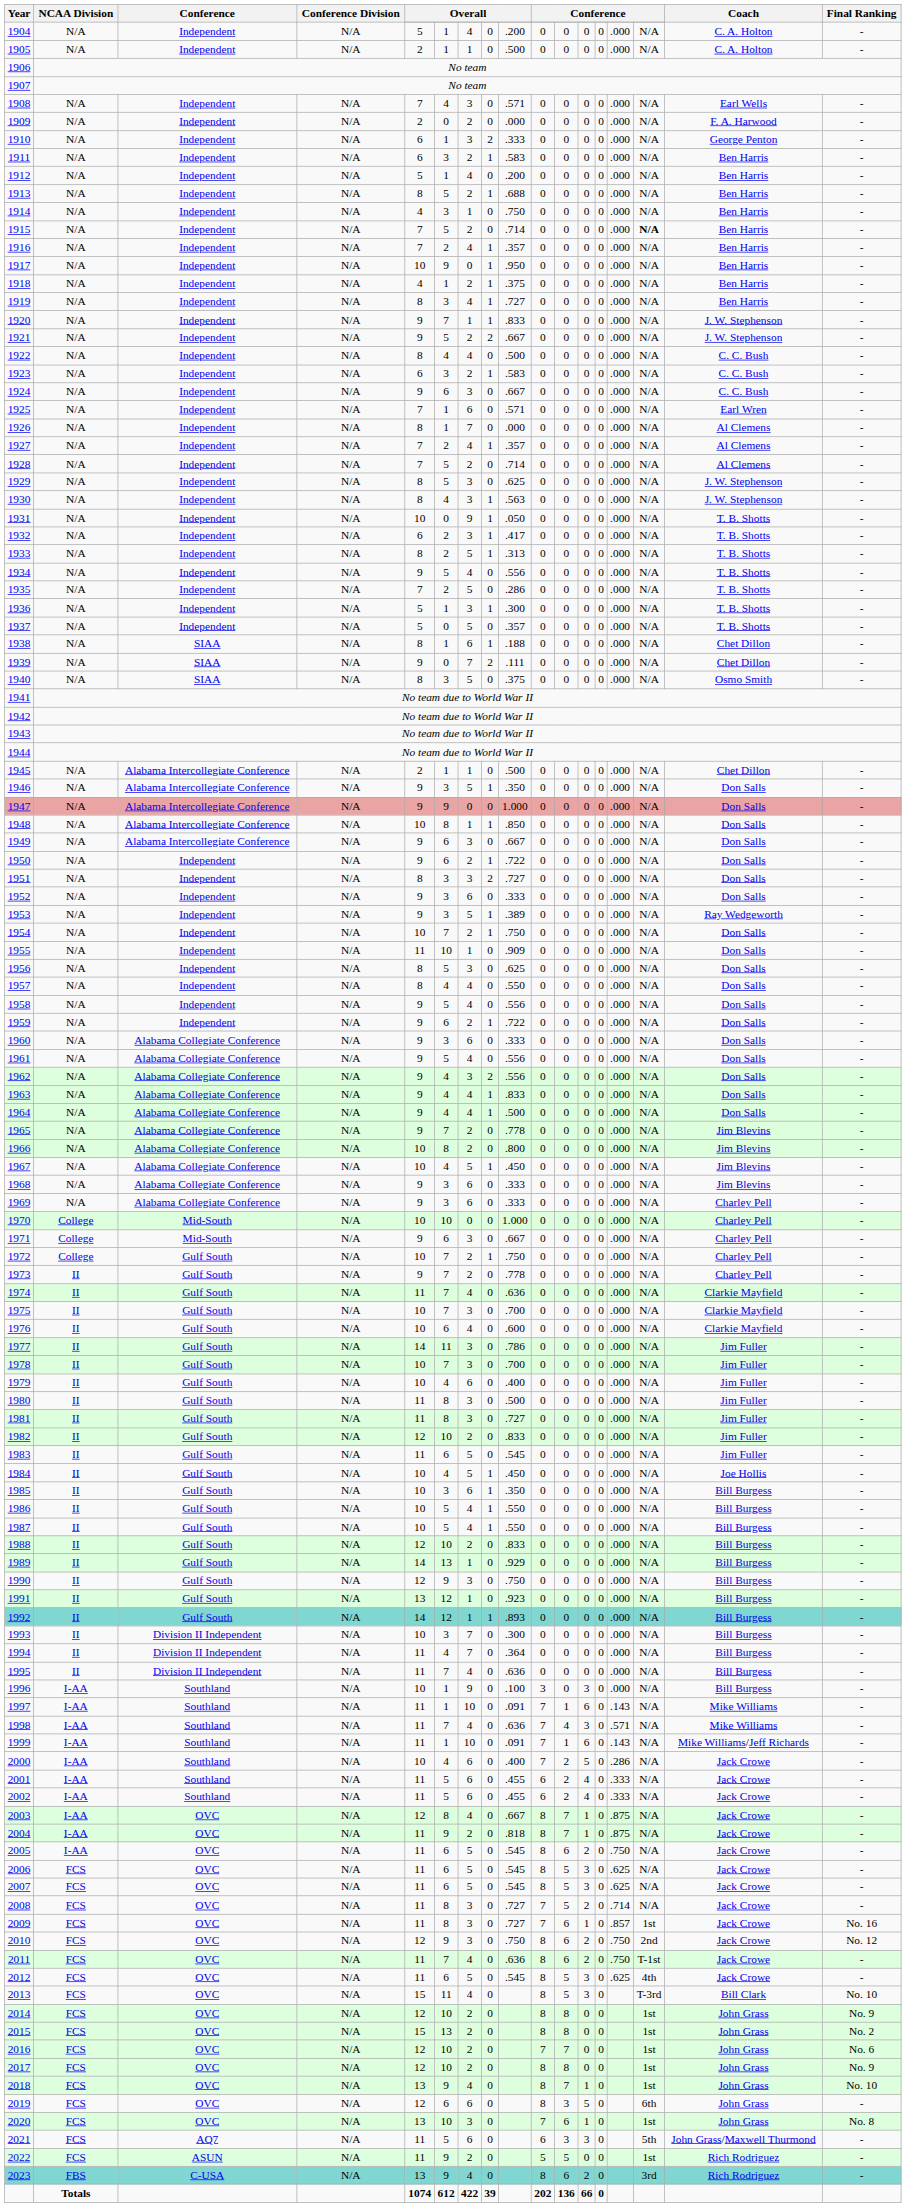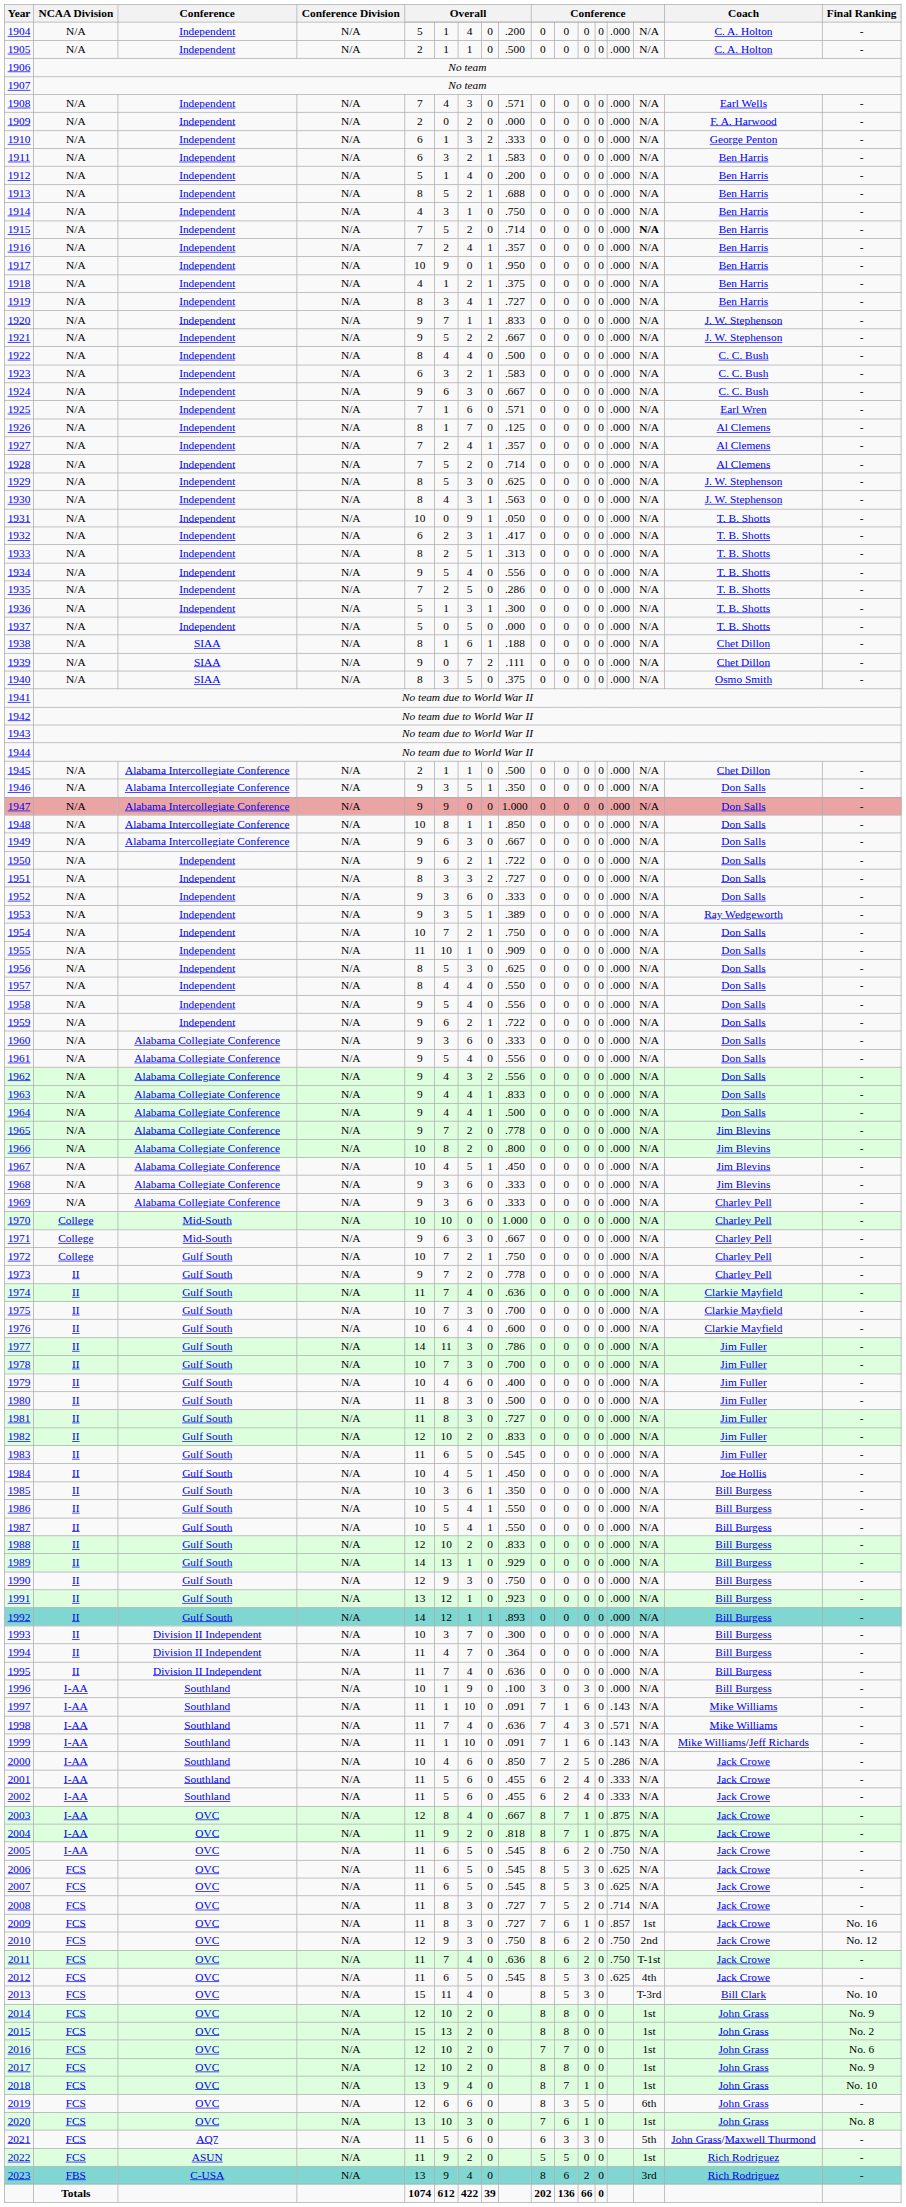(515, 427) .000 -> (515, 427) .125
(515, 626) .357 -> (515, 626) .000
(515, 1761) .400 -> (515, 1761) .850
